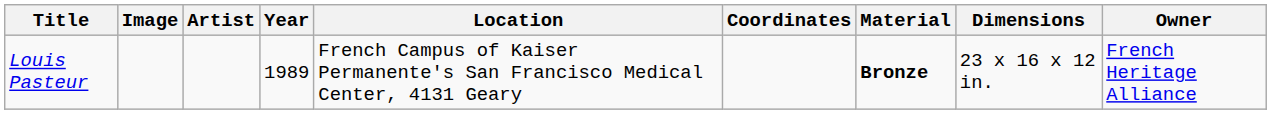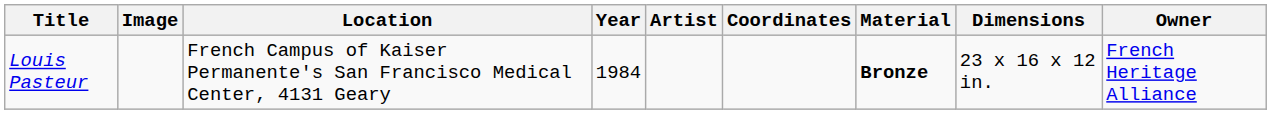columns swapped: (221, 20) <-> (518, 20)
(287, 73) 1989 -> (618, 73) 1984
